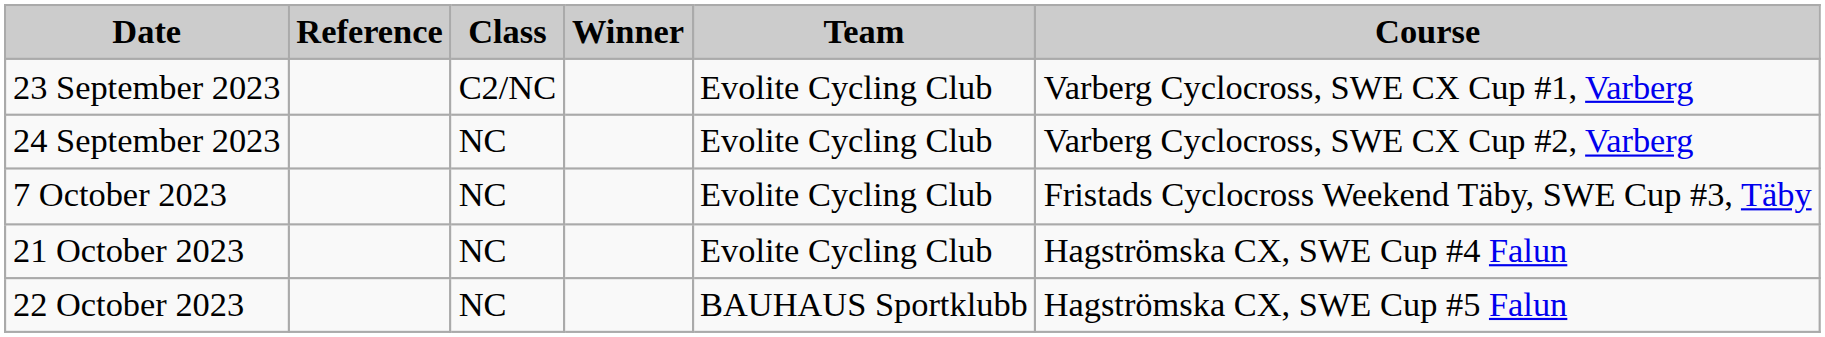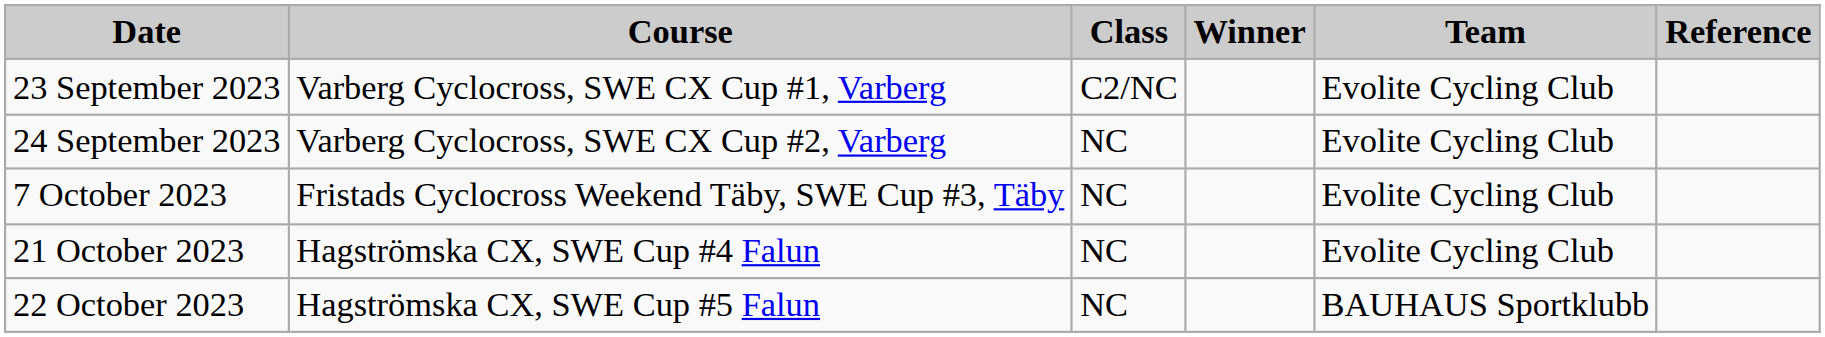columns swapped: (1428, 31) <-> (370, 31)
